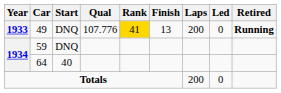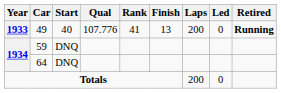(67, 29) DNQ -> (67, 29) 40
(134, 29) gold background -> (134, 29) no background
(67, 63) 40 -> (67, 63) DNQ
